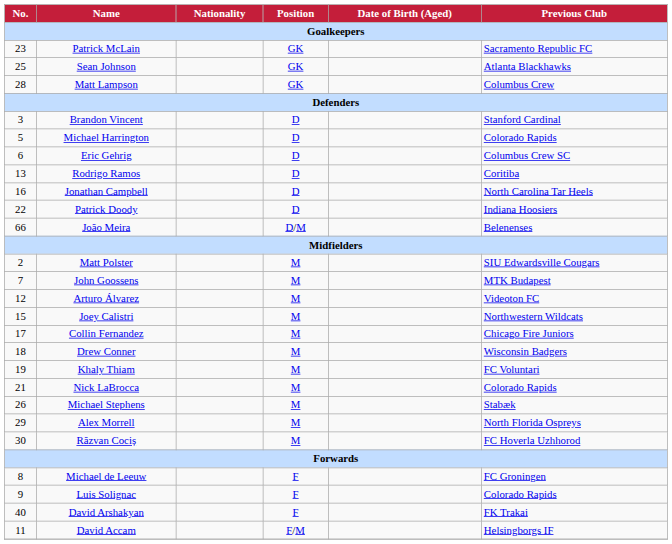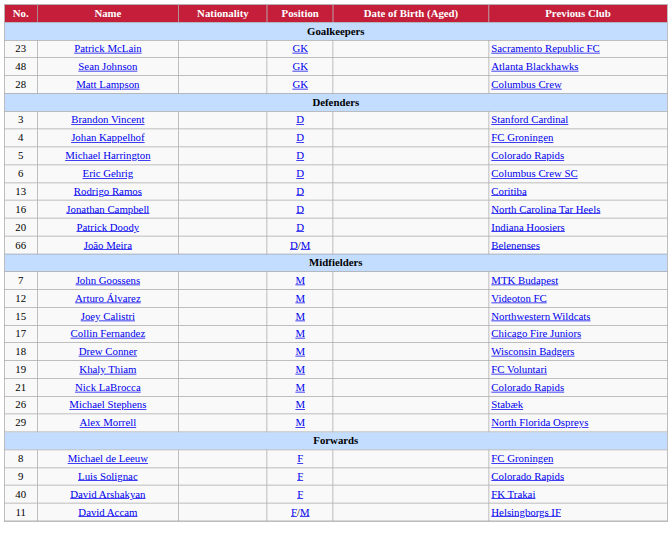(20, 67) 25 -> (21, 67) 48
+ row: (108, 138)
(20, 209) 22 -> (21, 227) 20
- row: (106, 263)
- row: (106, 441)
